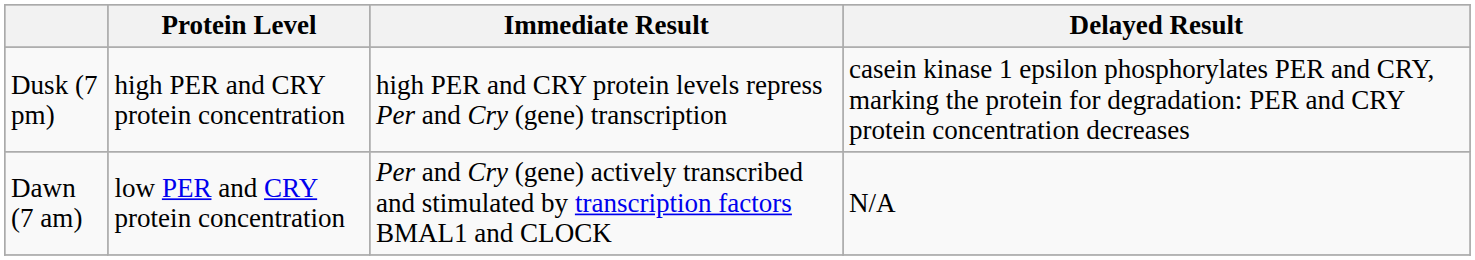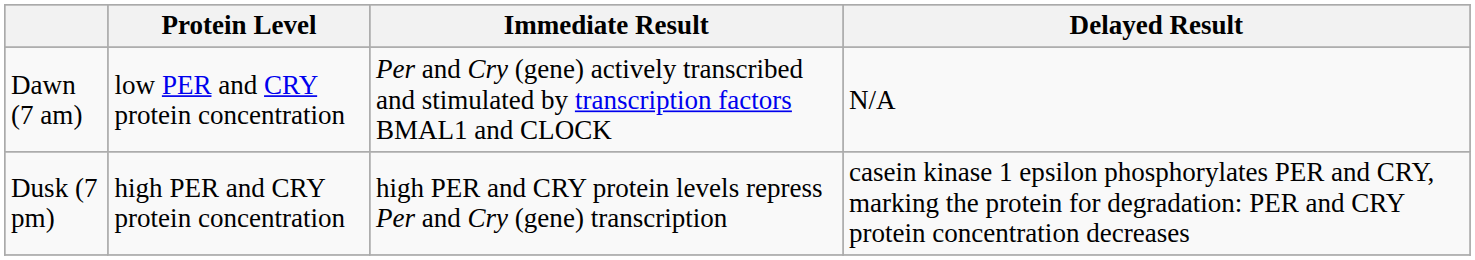rows swapped: (47, 202) <-> (54, 99)
